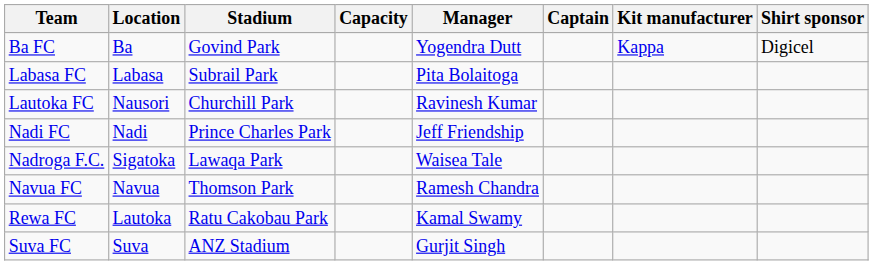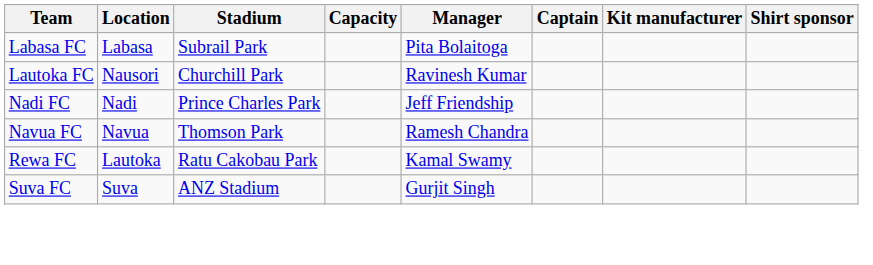- row: (32, 47)
- row: (56, 160)
